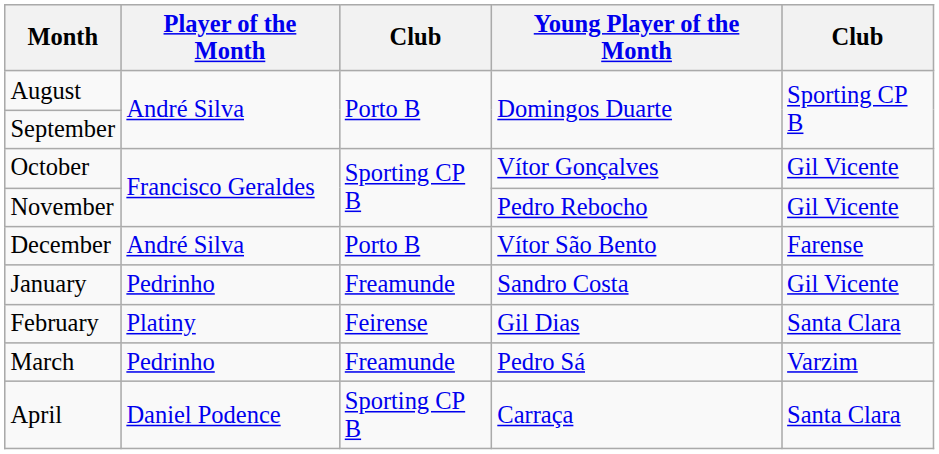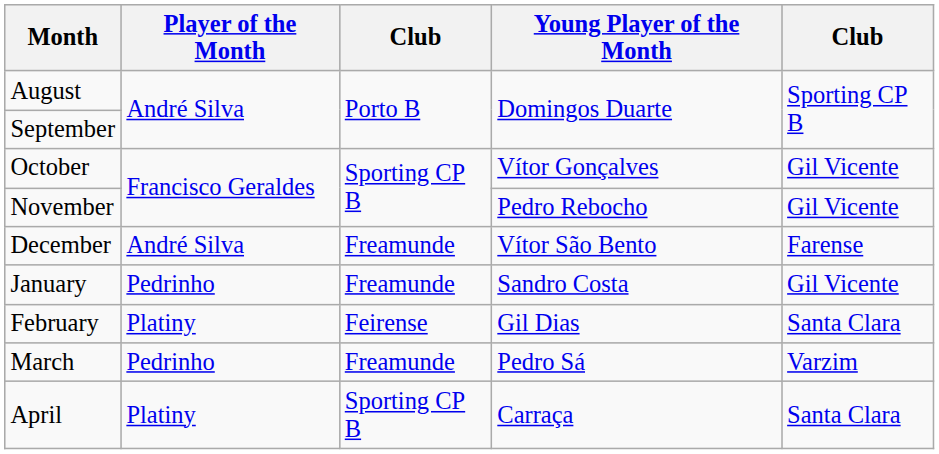(383, 245) Porto B -> (400, 245) Freamunde
(204, 414) Daniel Podence -> (161, 414) Platiny
